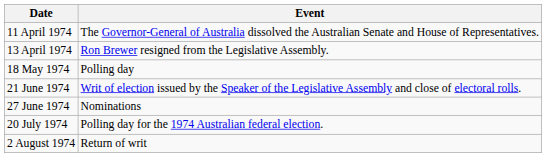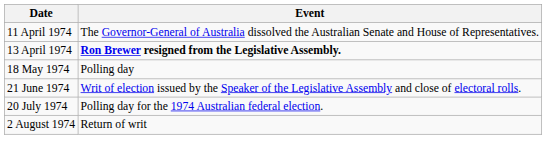(205, 50) normal -> (211, 50) bold
- row: (38, 106)
